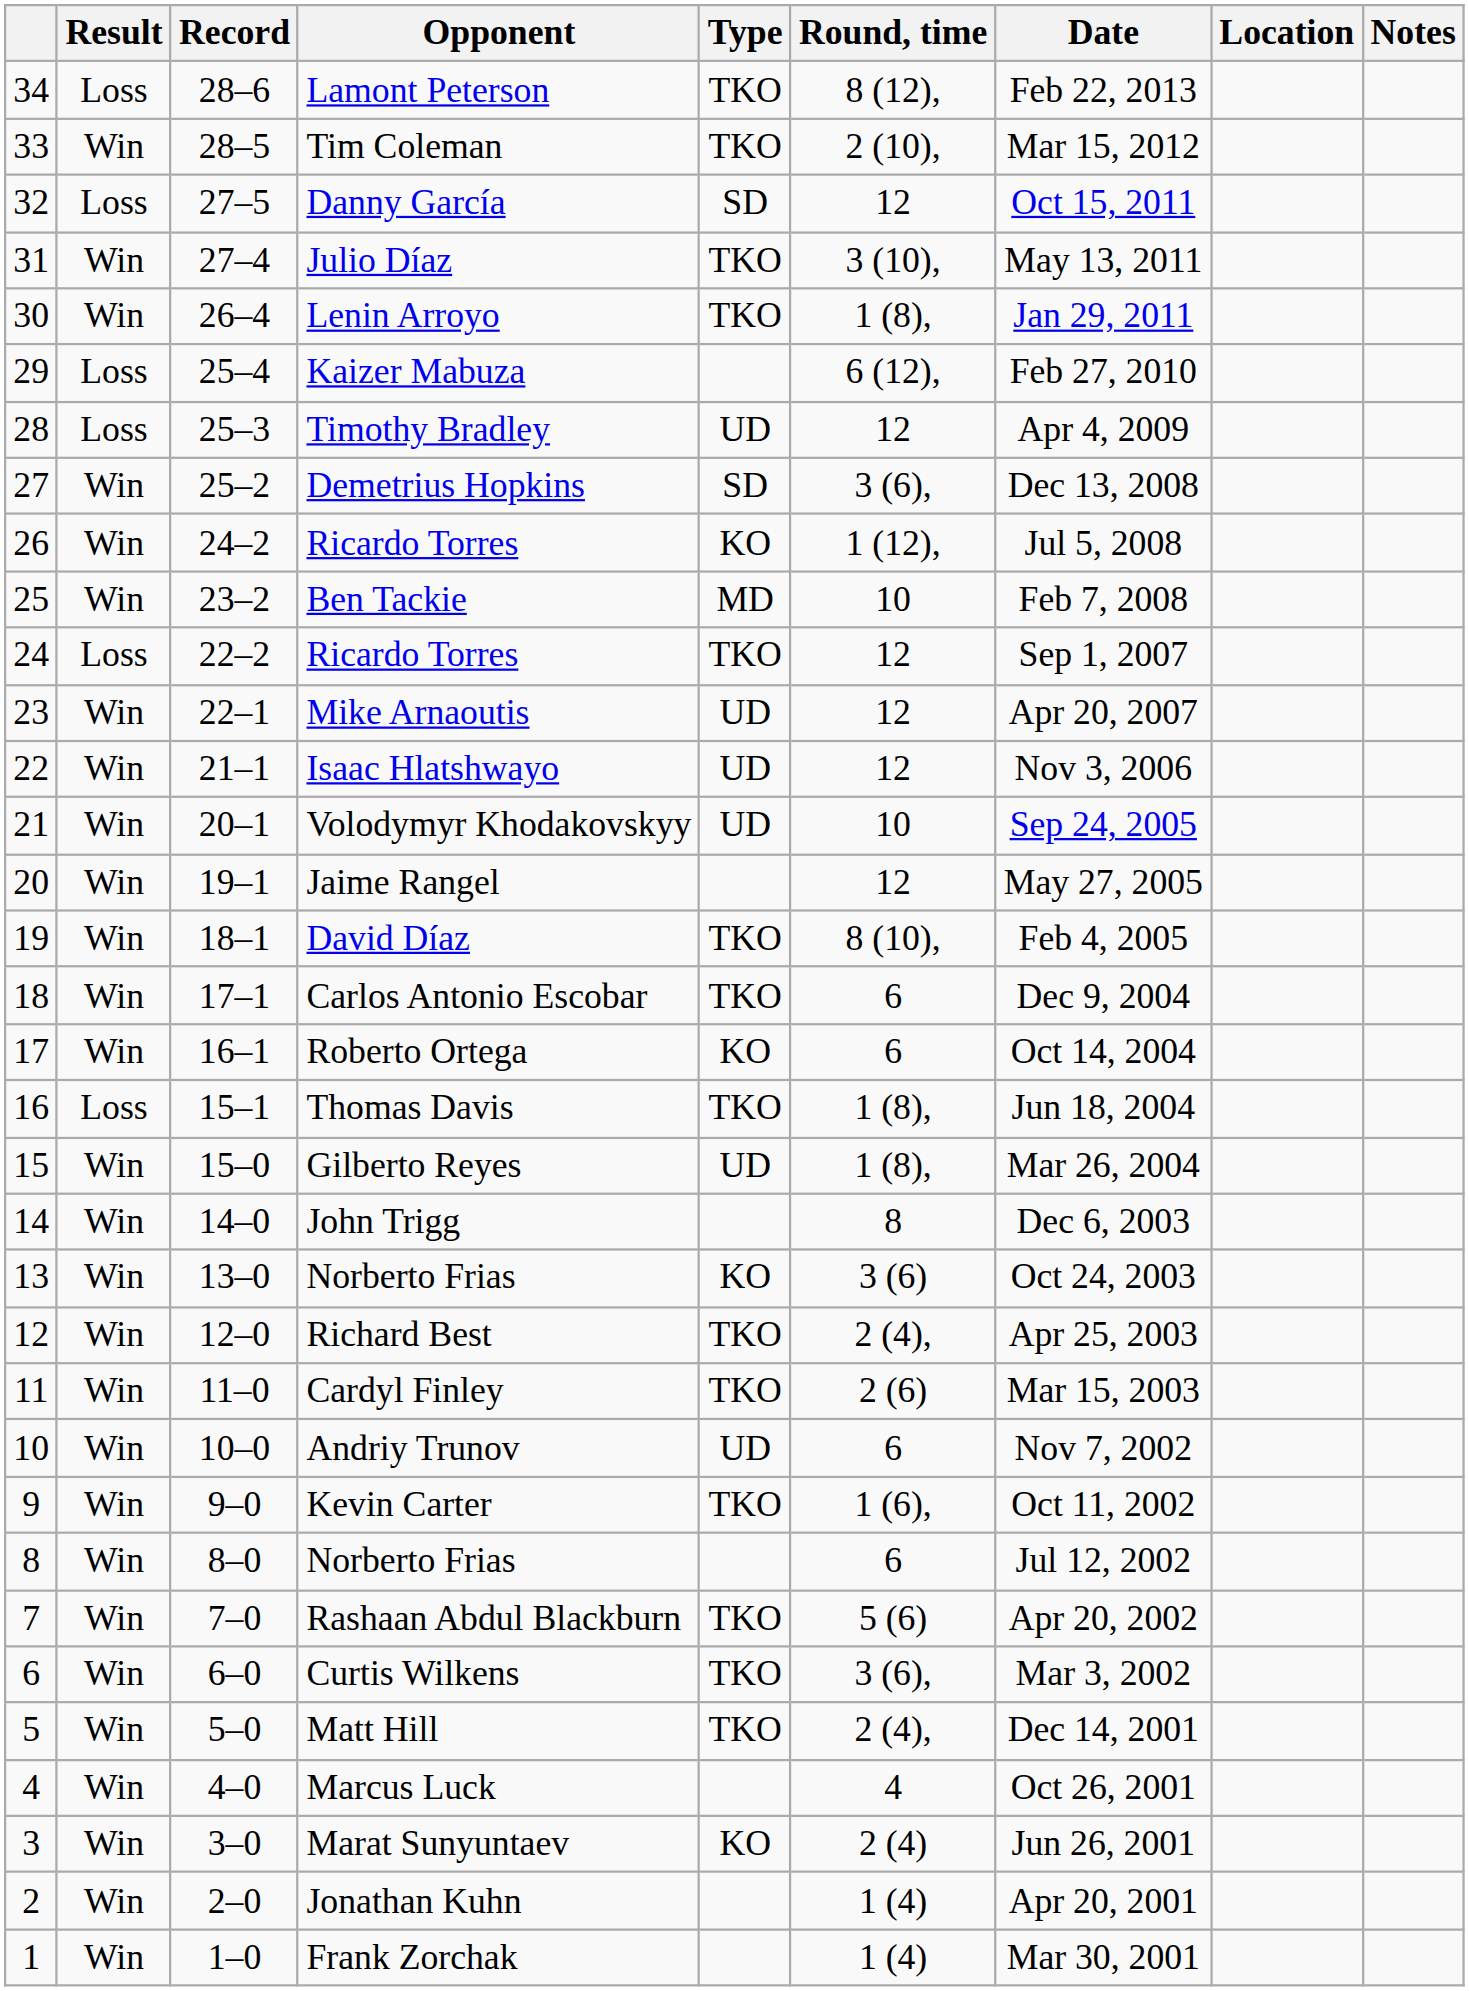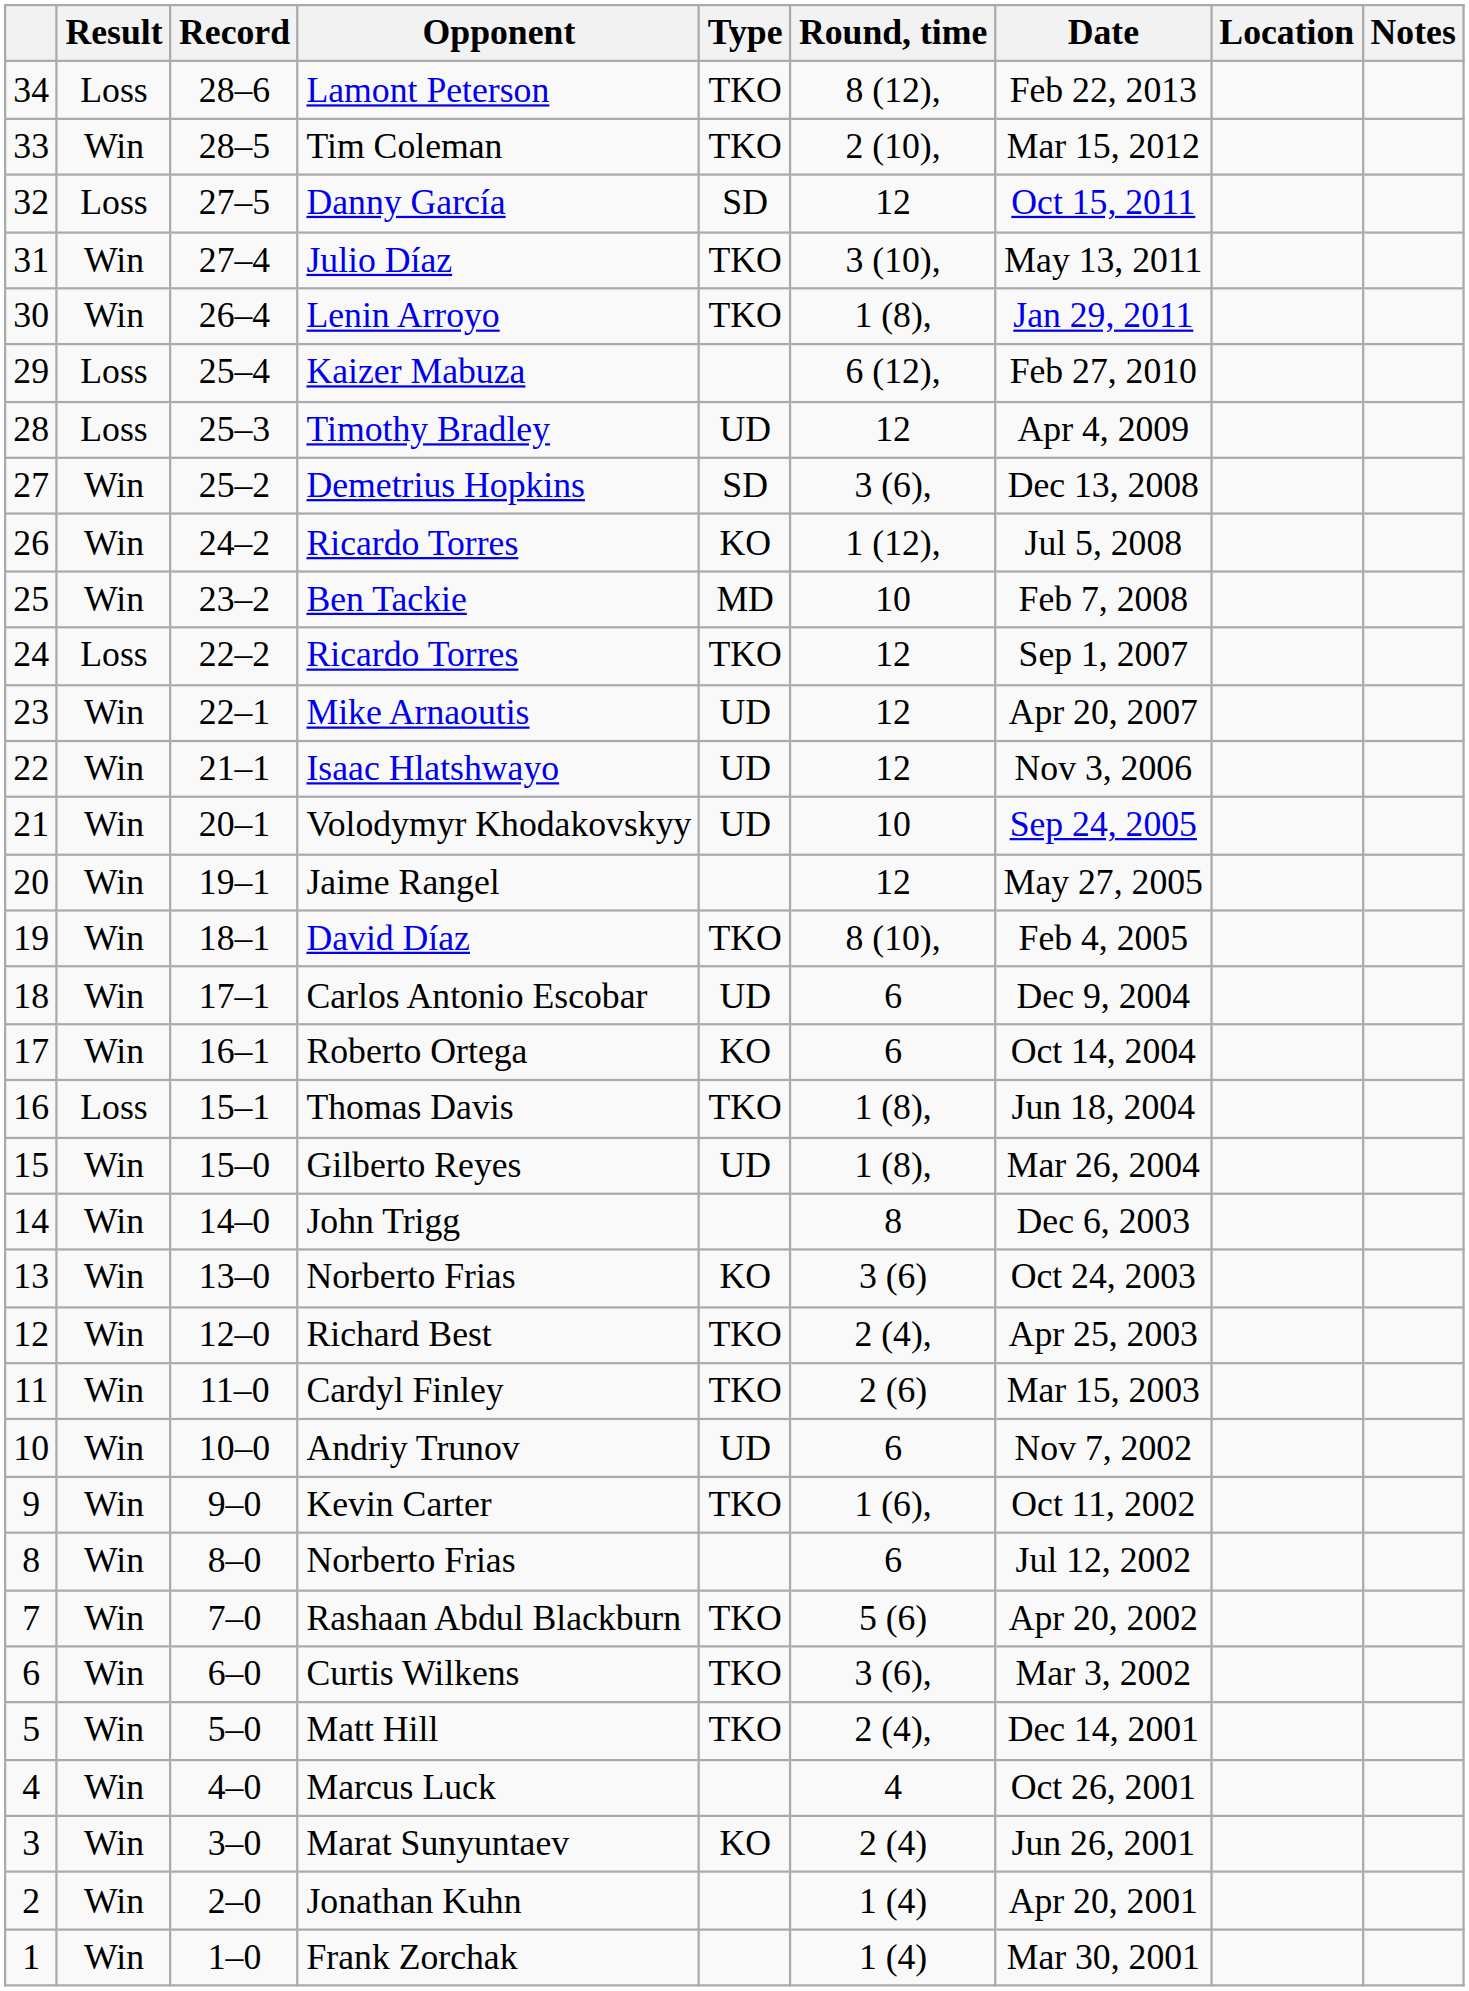(745, 994) TKO -> (745, 994) UD
